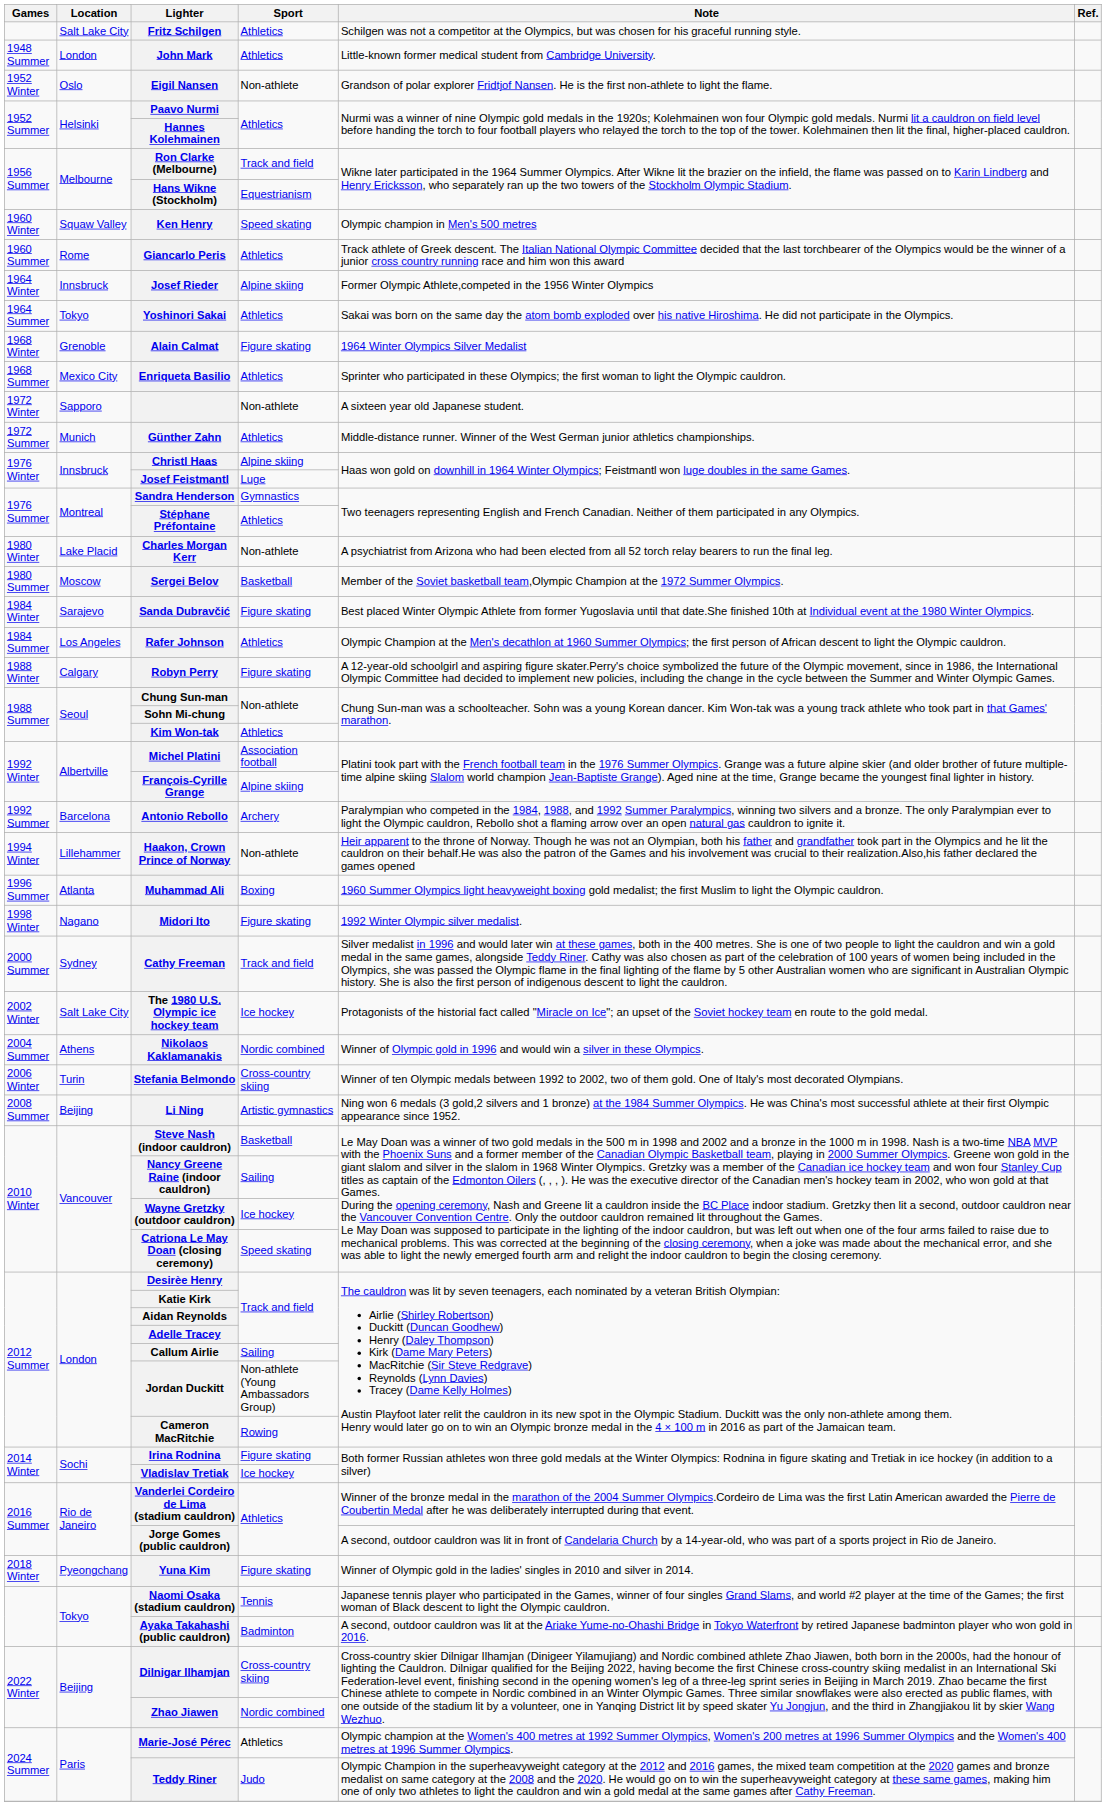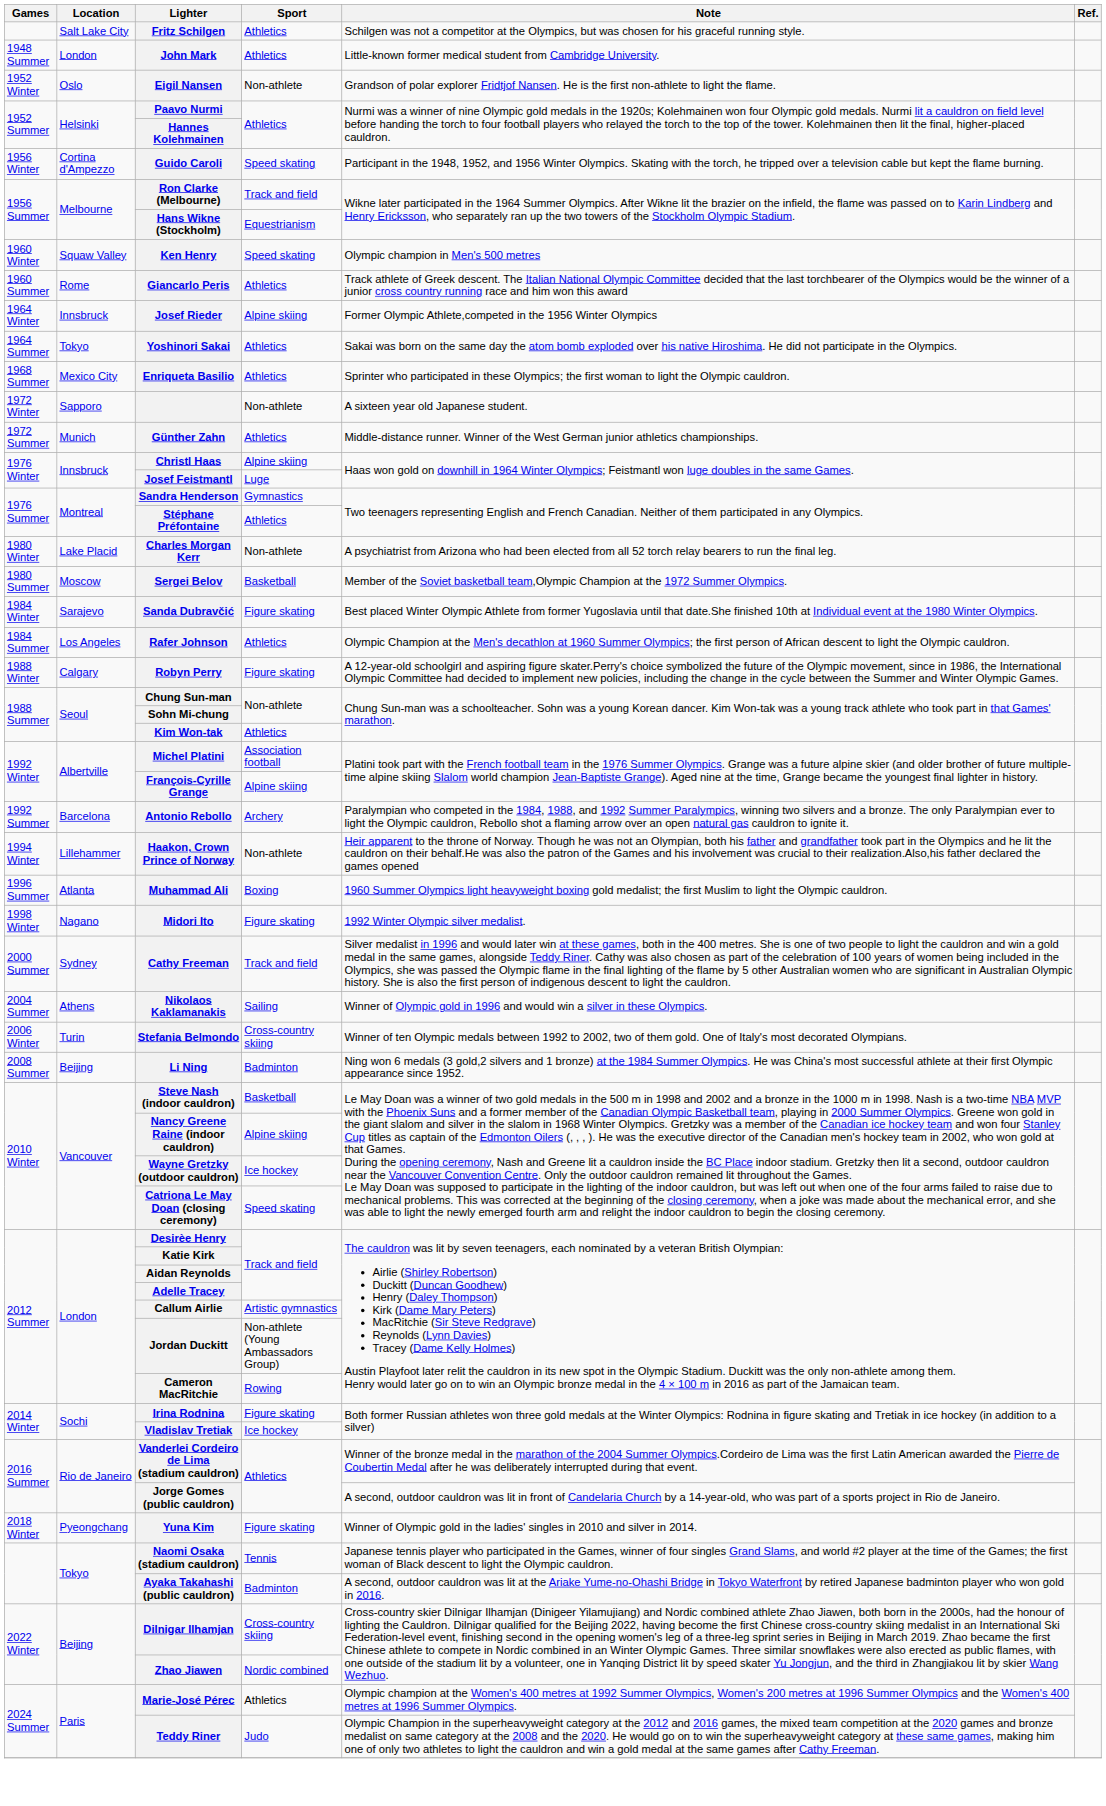+ row: (23, 164)
- row: (23, 346)
- row: (23, 1013)
(283, 1049) Nordic combined -> (261, 1006) Sailing
(287, 1110) Artistic gymnastics -> (271, 1067) Badminton
(257, 1177) Sailing -> (276, 1134) Alpine skiing
(257, 1352) Sailing -> (291, 1309) Artistic gymnastics
